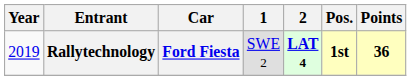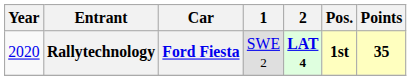(24, 52) 2019 -> (24, 52) 2020
(382, 52) 36 -> (382, 52) 35
